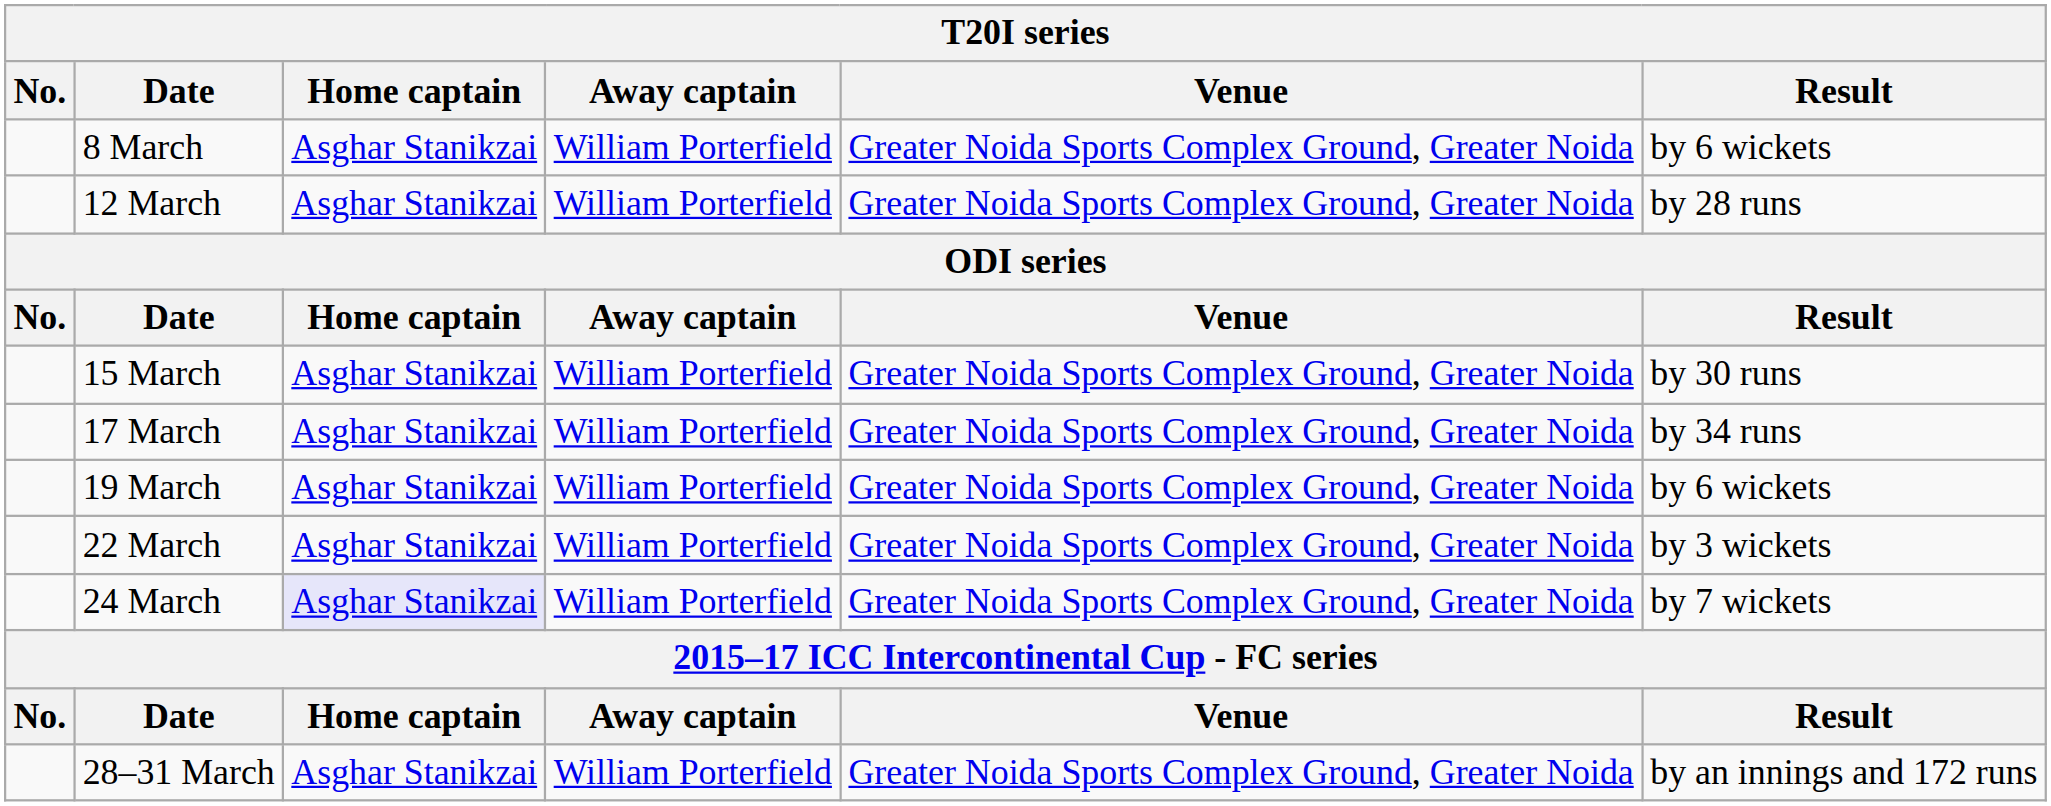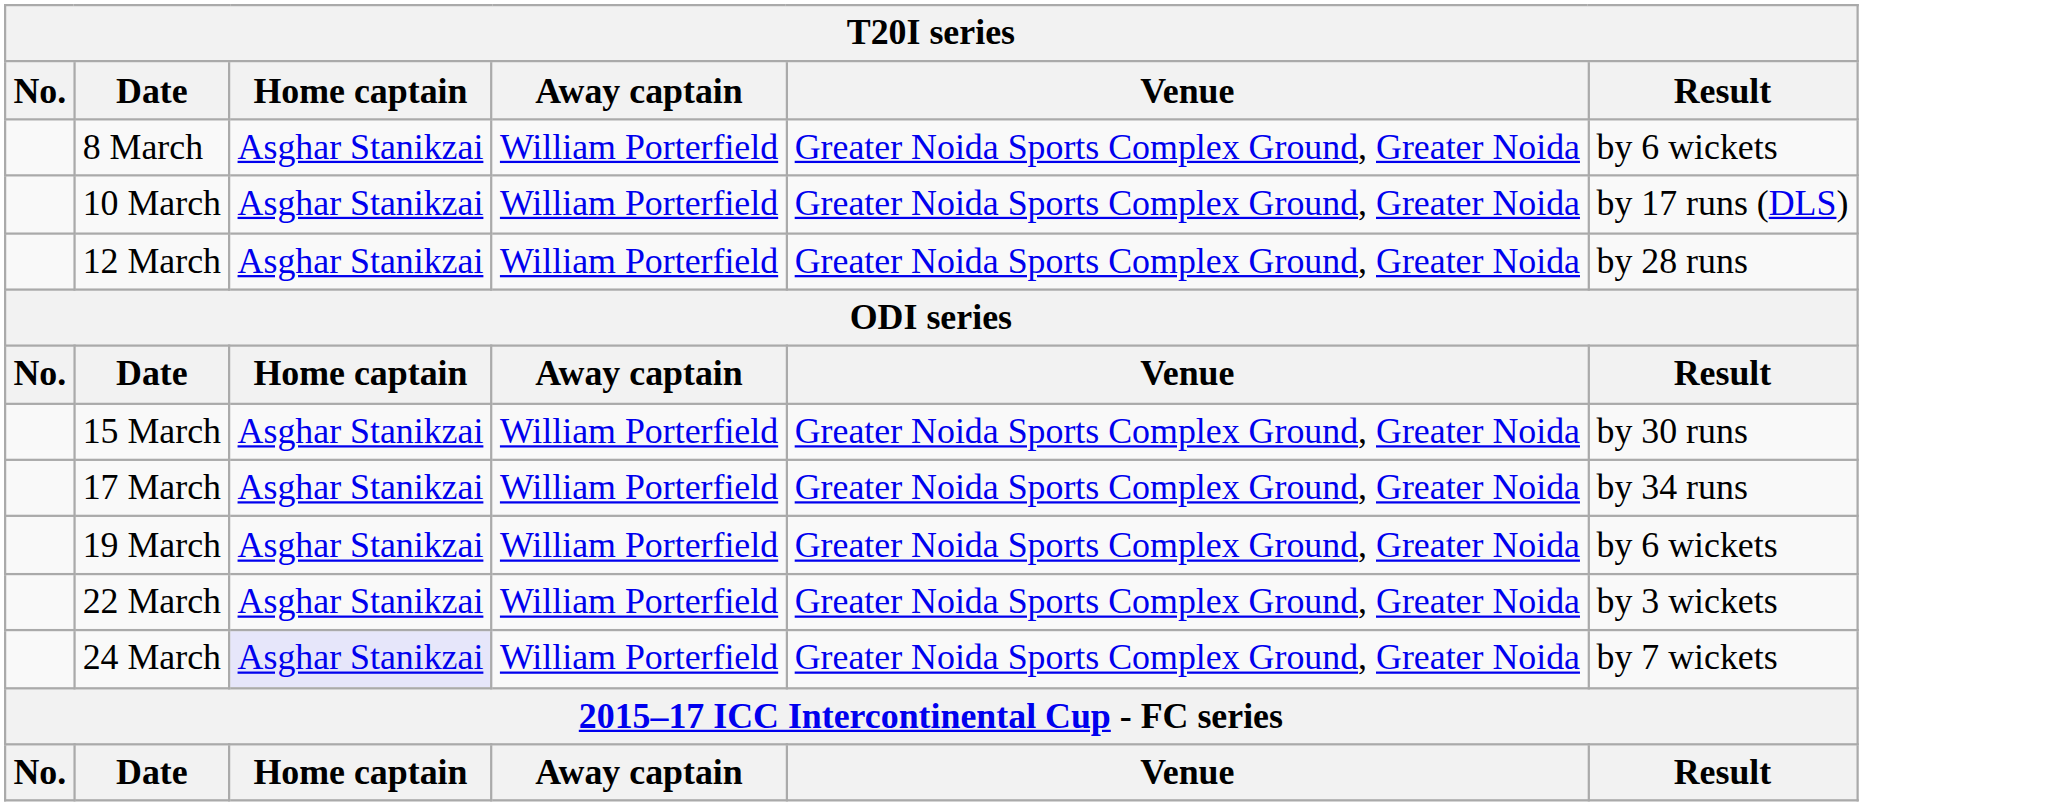+ row: (152, 203)
- row: (179, 771)
